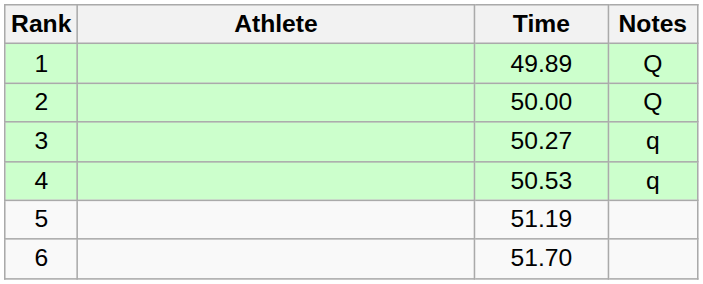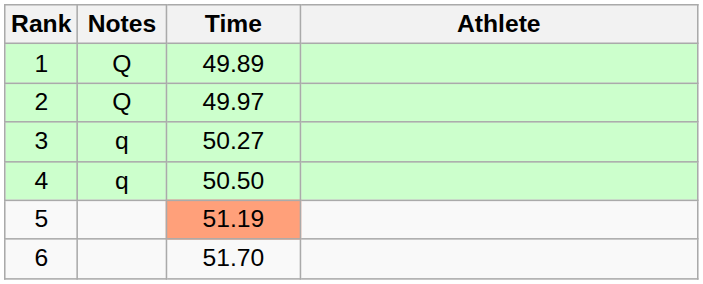columns swapped: (276, 24) <-> (653, 24)
(541, 102) 50.00 -> (233, 102) 49.97
(541, 180) 50.53 -> (233, 180) 50.50
(541, 219) no background -> (233, 219) lightsalmon background
